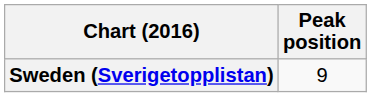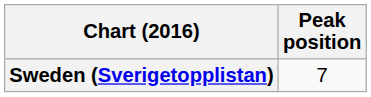(322, 75) 9 -> (322, 75) 7
